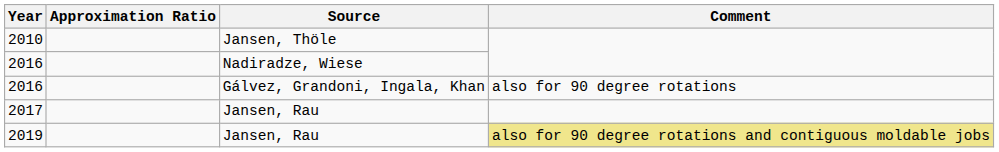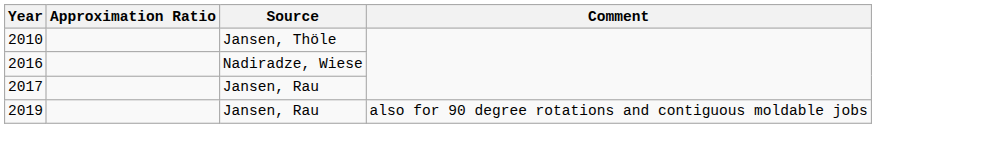- row: (26, 88)
(741, 135) khaki background -> (619, 111) no background
